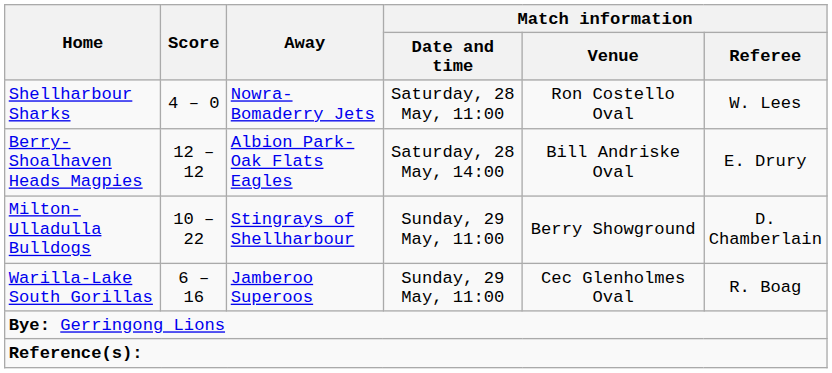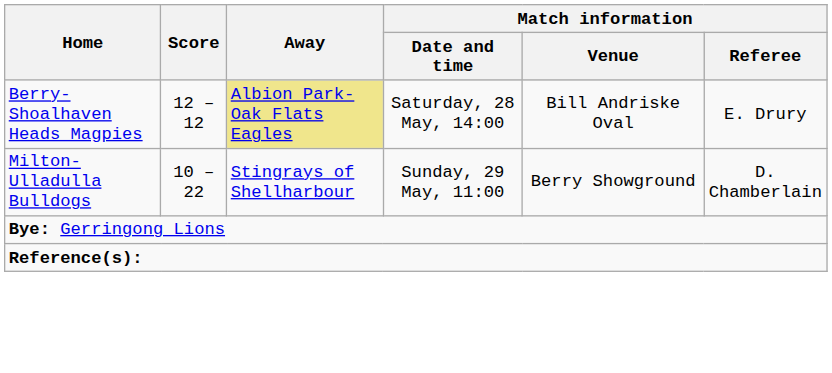- row: (71, 104)
(293, 162) no background -> (293, 114) khaki background
- row: (81, 287)
